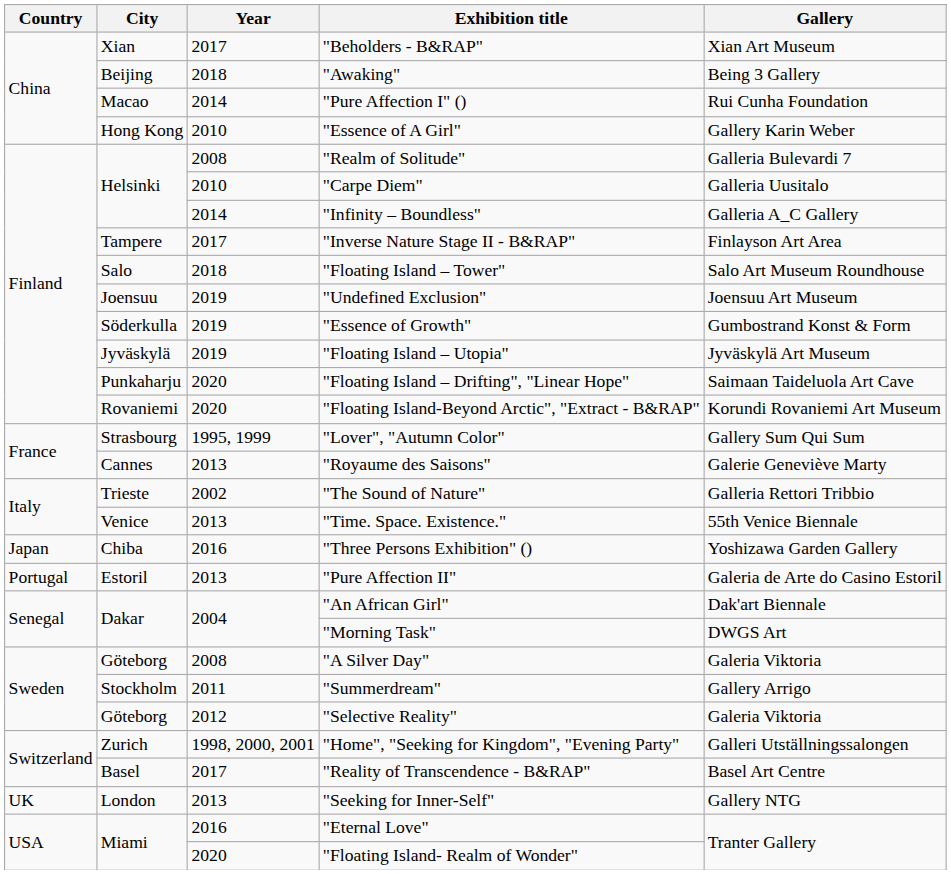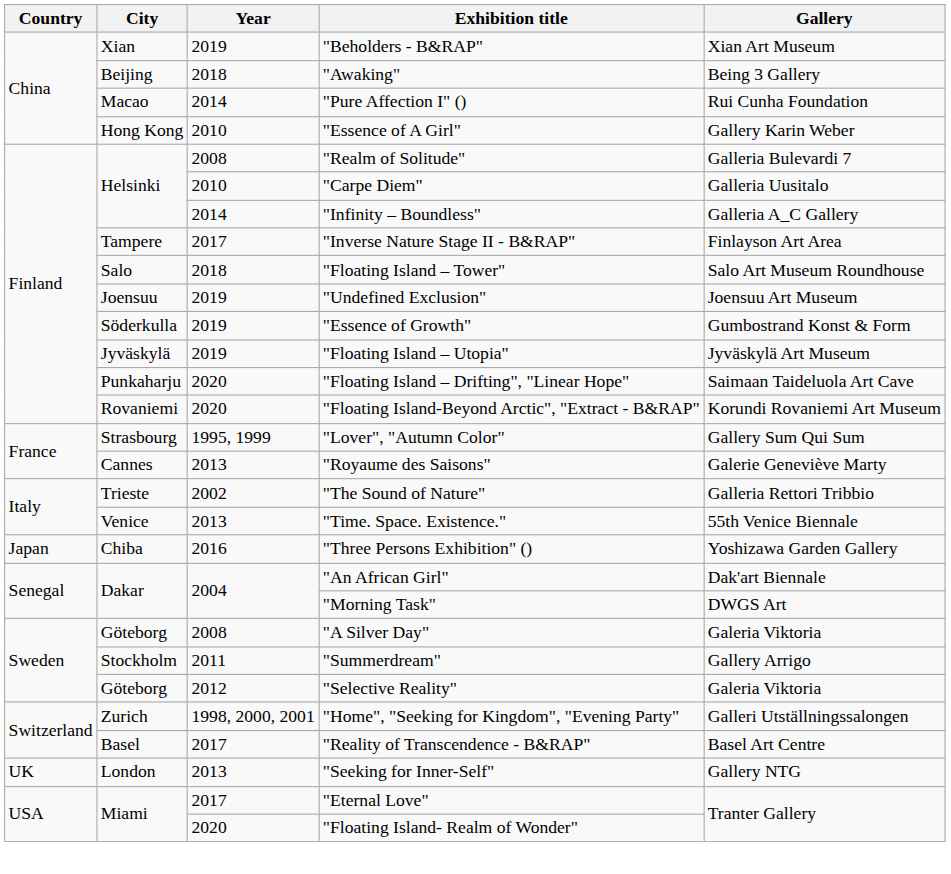(209, 46) 2017 -> (209, 46) 2019
- row: (389, 576)
(209, 827) 2016 -> (209, 800) 2017
